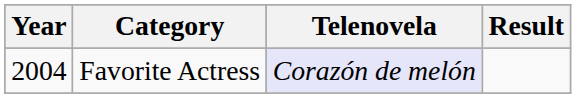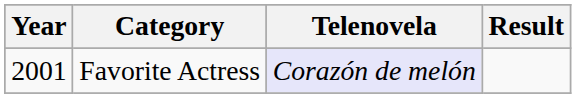(39, 70) 2004 -> (39, 70) 2001
